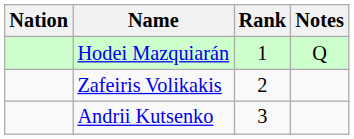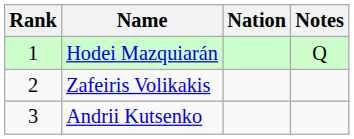columns swapped: (262, 20) <-> (39, 20)
